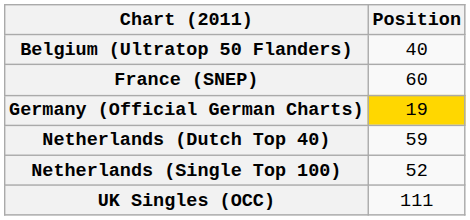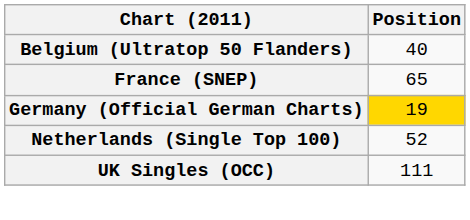(417, 80) 60 -> (417, 80) 65
- row: (186, 140)
